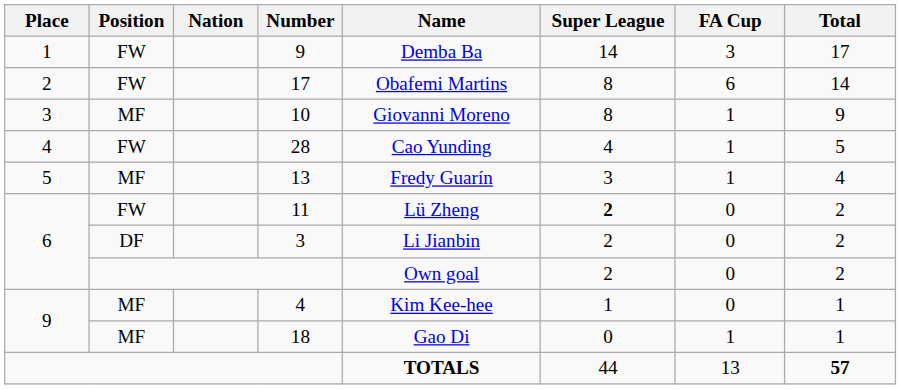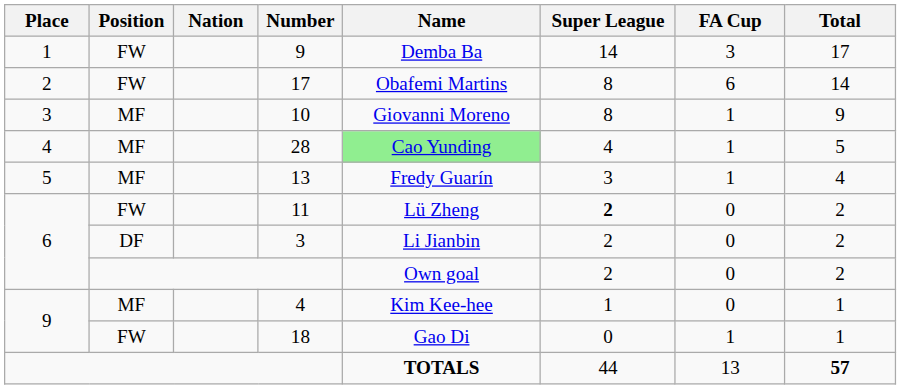(131, 146) FW -> (131, 146) MF
(442, 146) no background -> (442, 146) lightgreen background
(131, 336) MF -> (131, 336) FW
